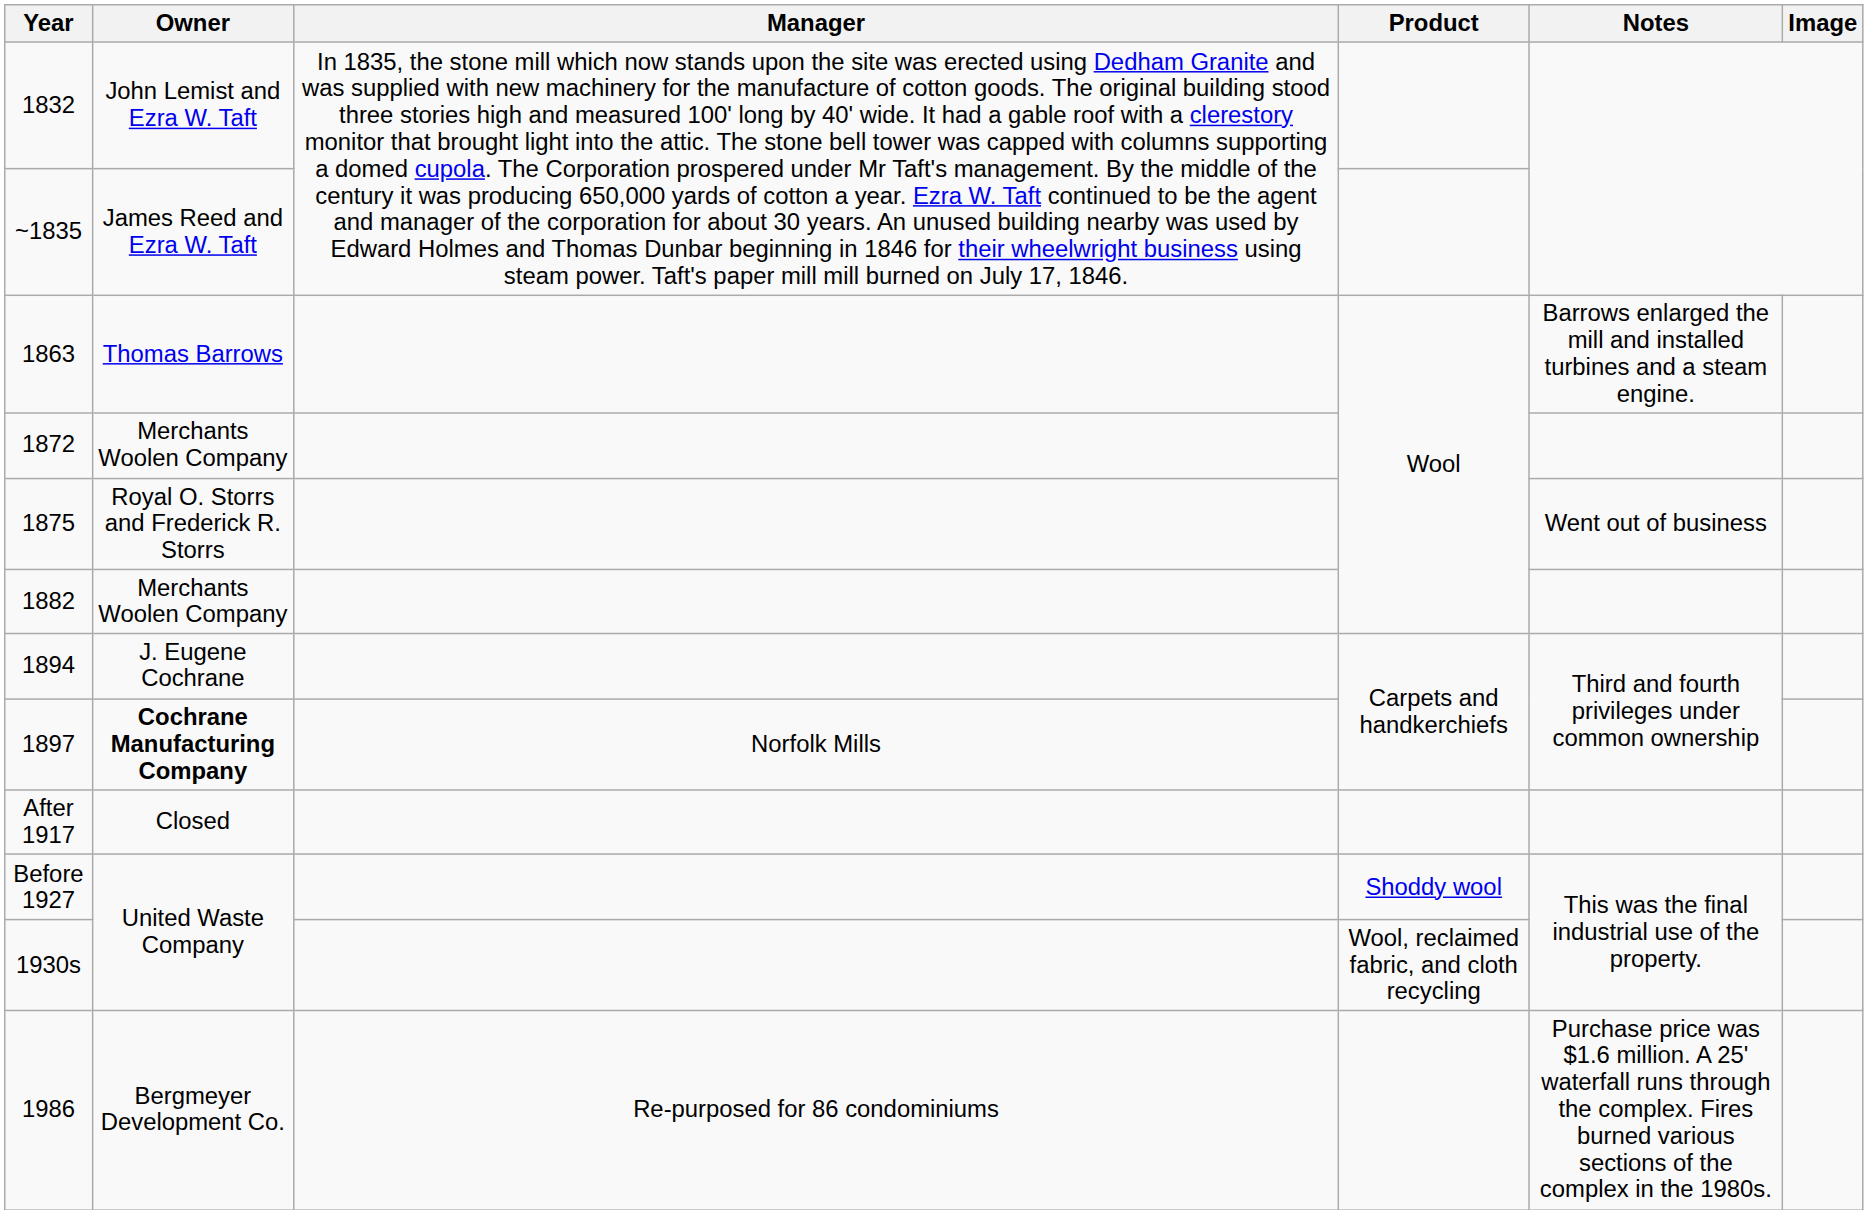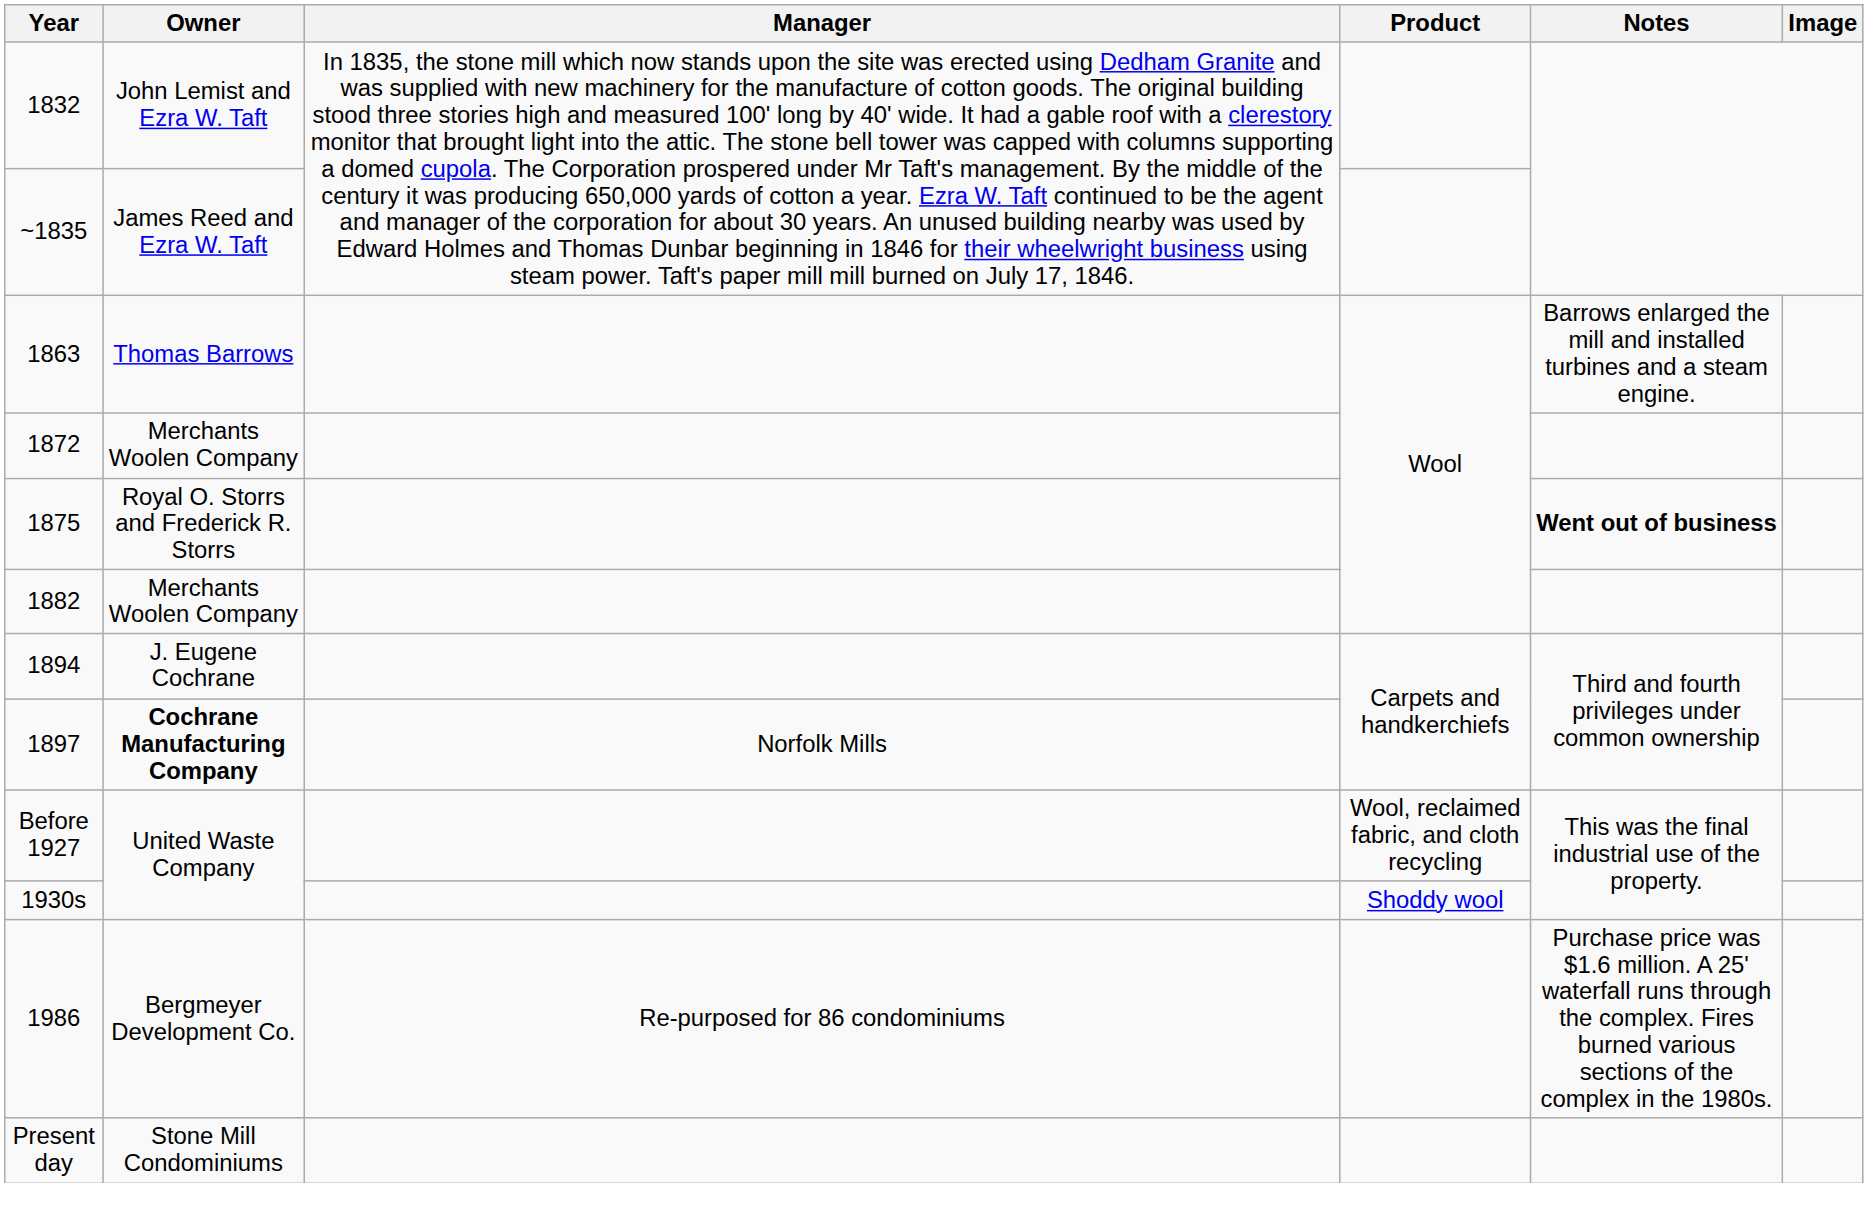(1656, 523) normal -> (1657, 523) bold
- row: (48, 822)
(1434, 886) Shoddy wool -> (1435, 835) Wool, reclaimed fabric, and cloth recycling
(1434, 964) Wool, reclaimed fabric, and cloth recycling -> (1435, 900) Shoddy wool
+ row: (54, 1150)
